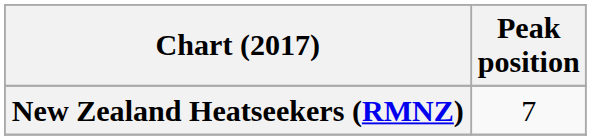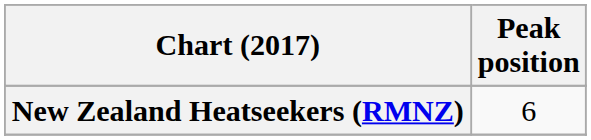(529, 109) 7 -> (529, 109) 6
